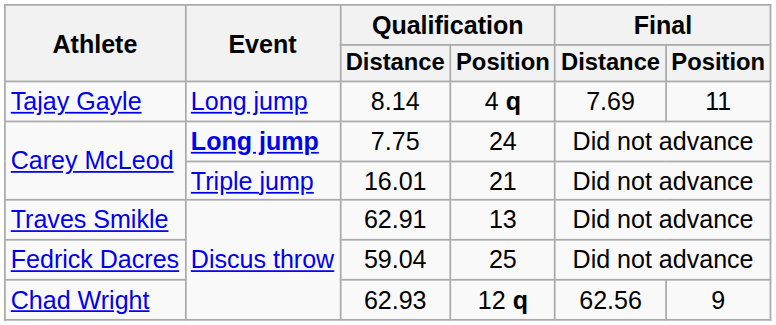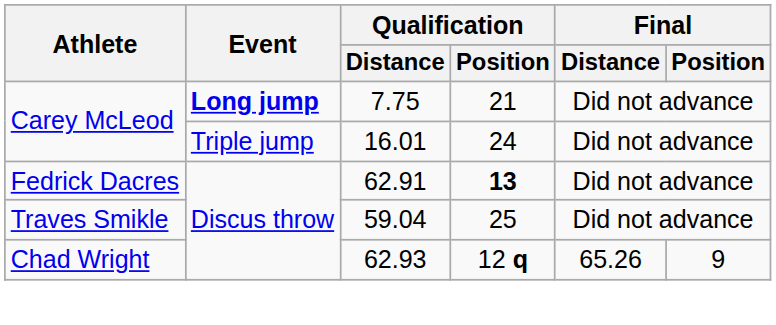- row: (395, 102)
(503, 142) 24 -> (503, 102) 21
(503, 181) 21 -> (503, 142) 24
(90, 221) Traves Smikle -> (95, 181) Fedrick Dacres
(503, 221) normal -> (503, 181) bold
(95, 260) Fedrick Dacres -> (90, 221) Traves Smikle
(611, 300) 62.56 -> (611, 260) 65.26
